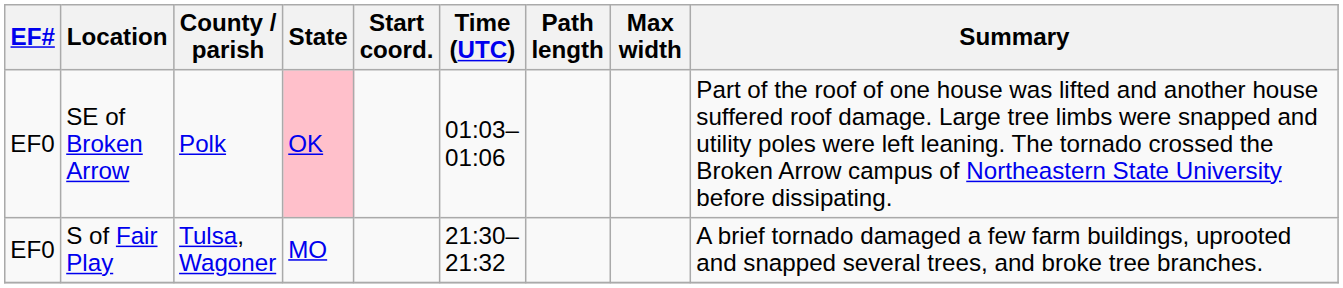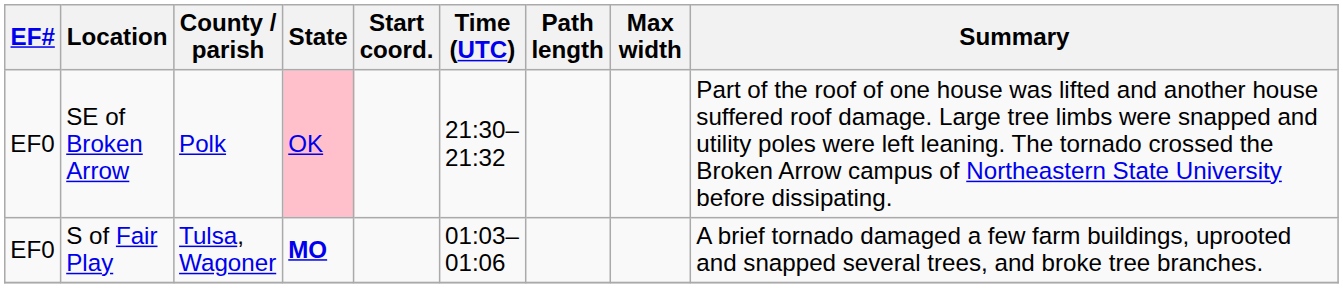(482, 143) 01:03–01:06 -> (482, 143) 21:30–21:32
(308, 249) normal -> (308, 249) bold
(482, 249) 21:30–21:32 -> (482, 249) 01:03–01:06
